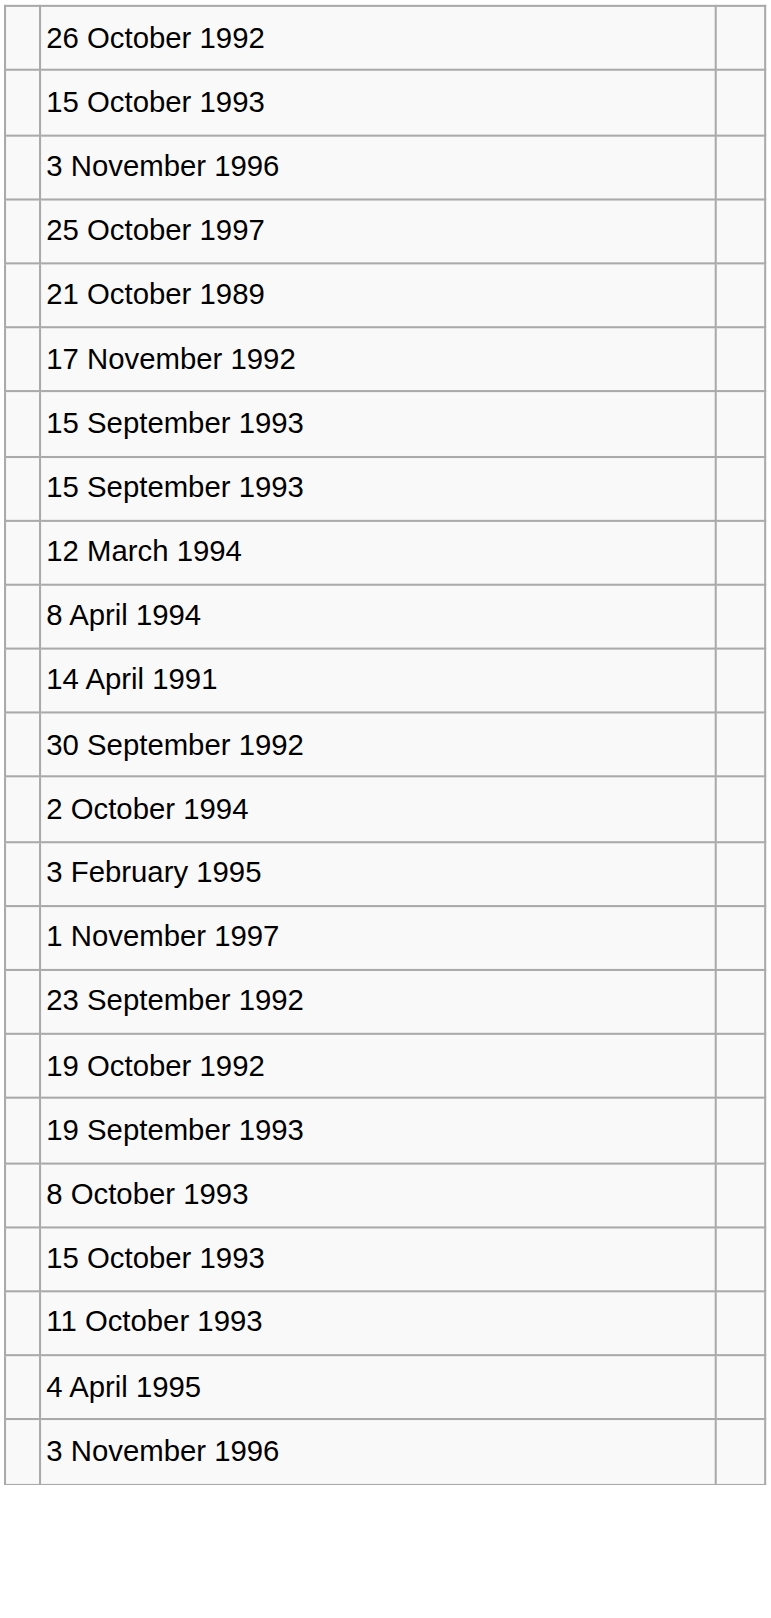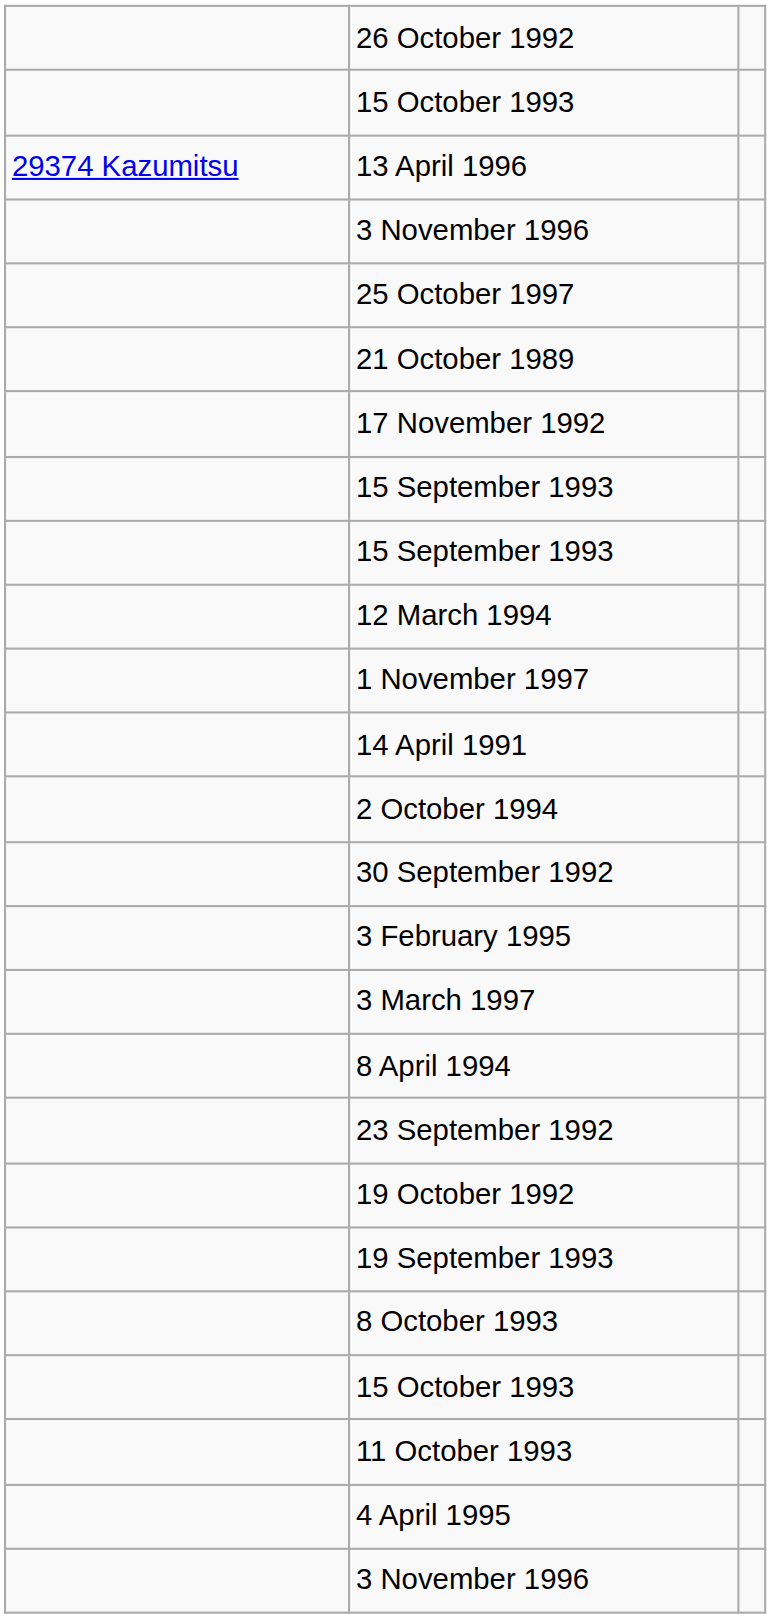+ row: (125, 165)
rows swapped: (22, 617) <-> (22, 938)
rows swapped: (22, 745) <-> (22, 809)
+ row: (177, 1002)
